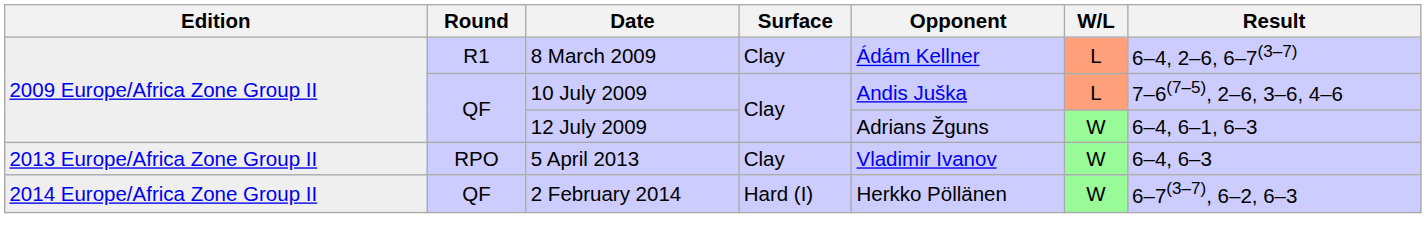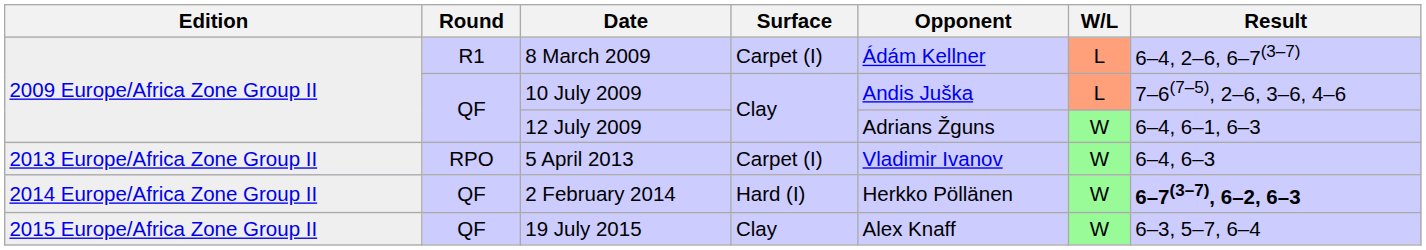(764, 56) Clay -> (779, 56) Carpet (I)
(764, 159) Clay -> (779, 159) Carpet (I)
(1215, 194) normal -> (1218, 194) bold
+ row: (583, 228)
